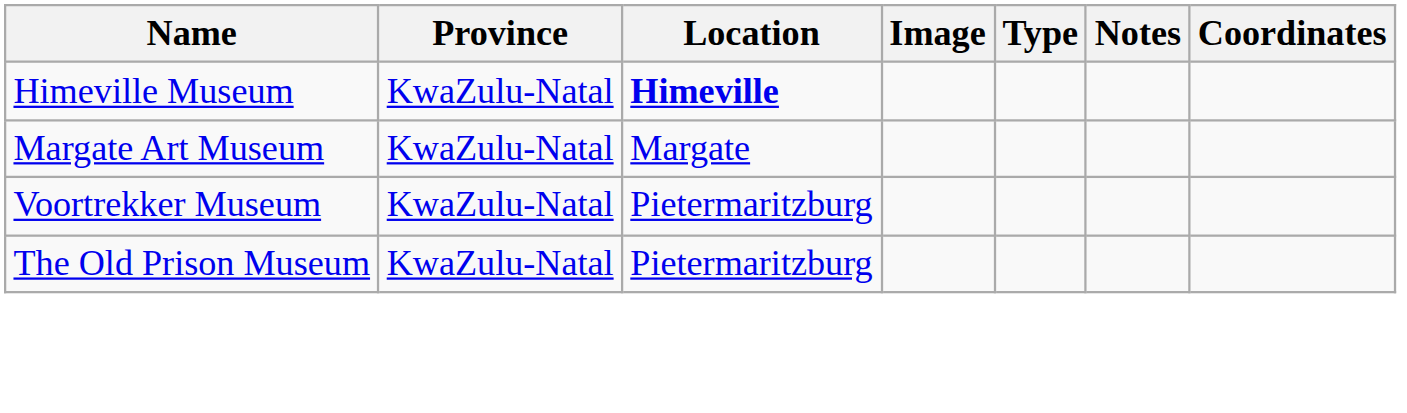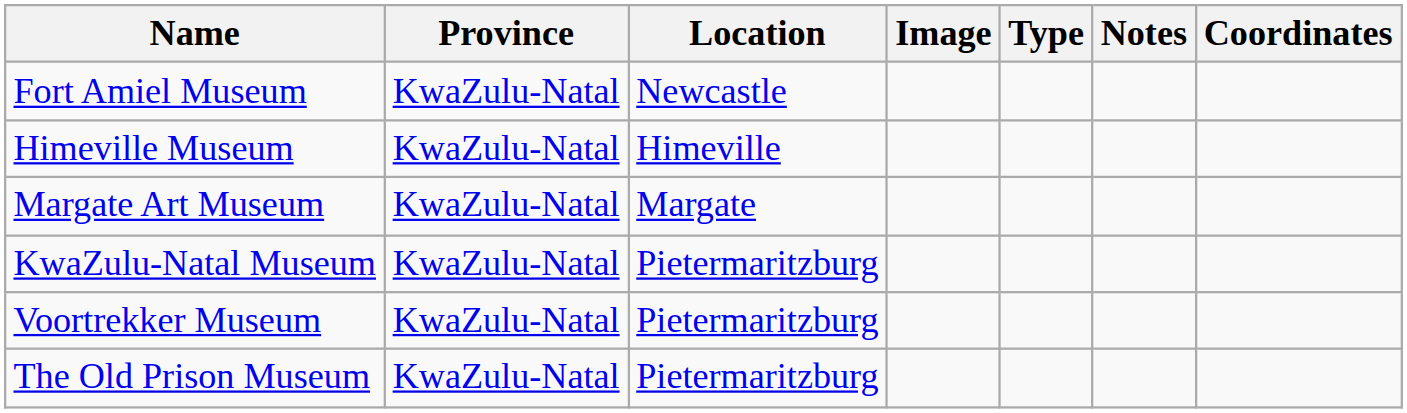+ row: (160, 90)
(705, 90) bold -> (709, 147) normal
+ row: (195, 262)
